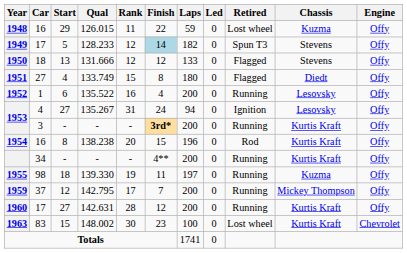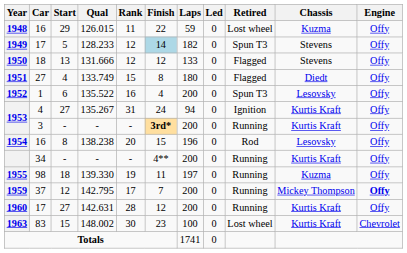(250, 93) Running -> (250, 93) Spun T3
(316, 110) Lesovsky -> (316, 110) Kurtis Kraft
(316, 142) Kurtis Kraft -> (316, 142) Lesovsky
(380, 191) normal -> (380, 191) bold
